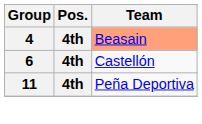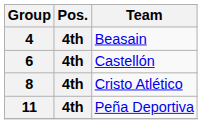(121, 38) lightsalmon background -> (121, 38) no background
+ row: (29, 84)
